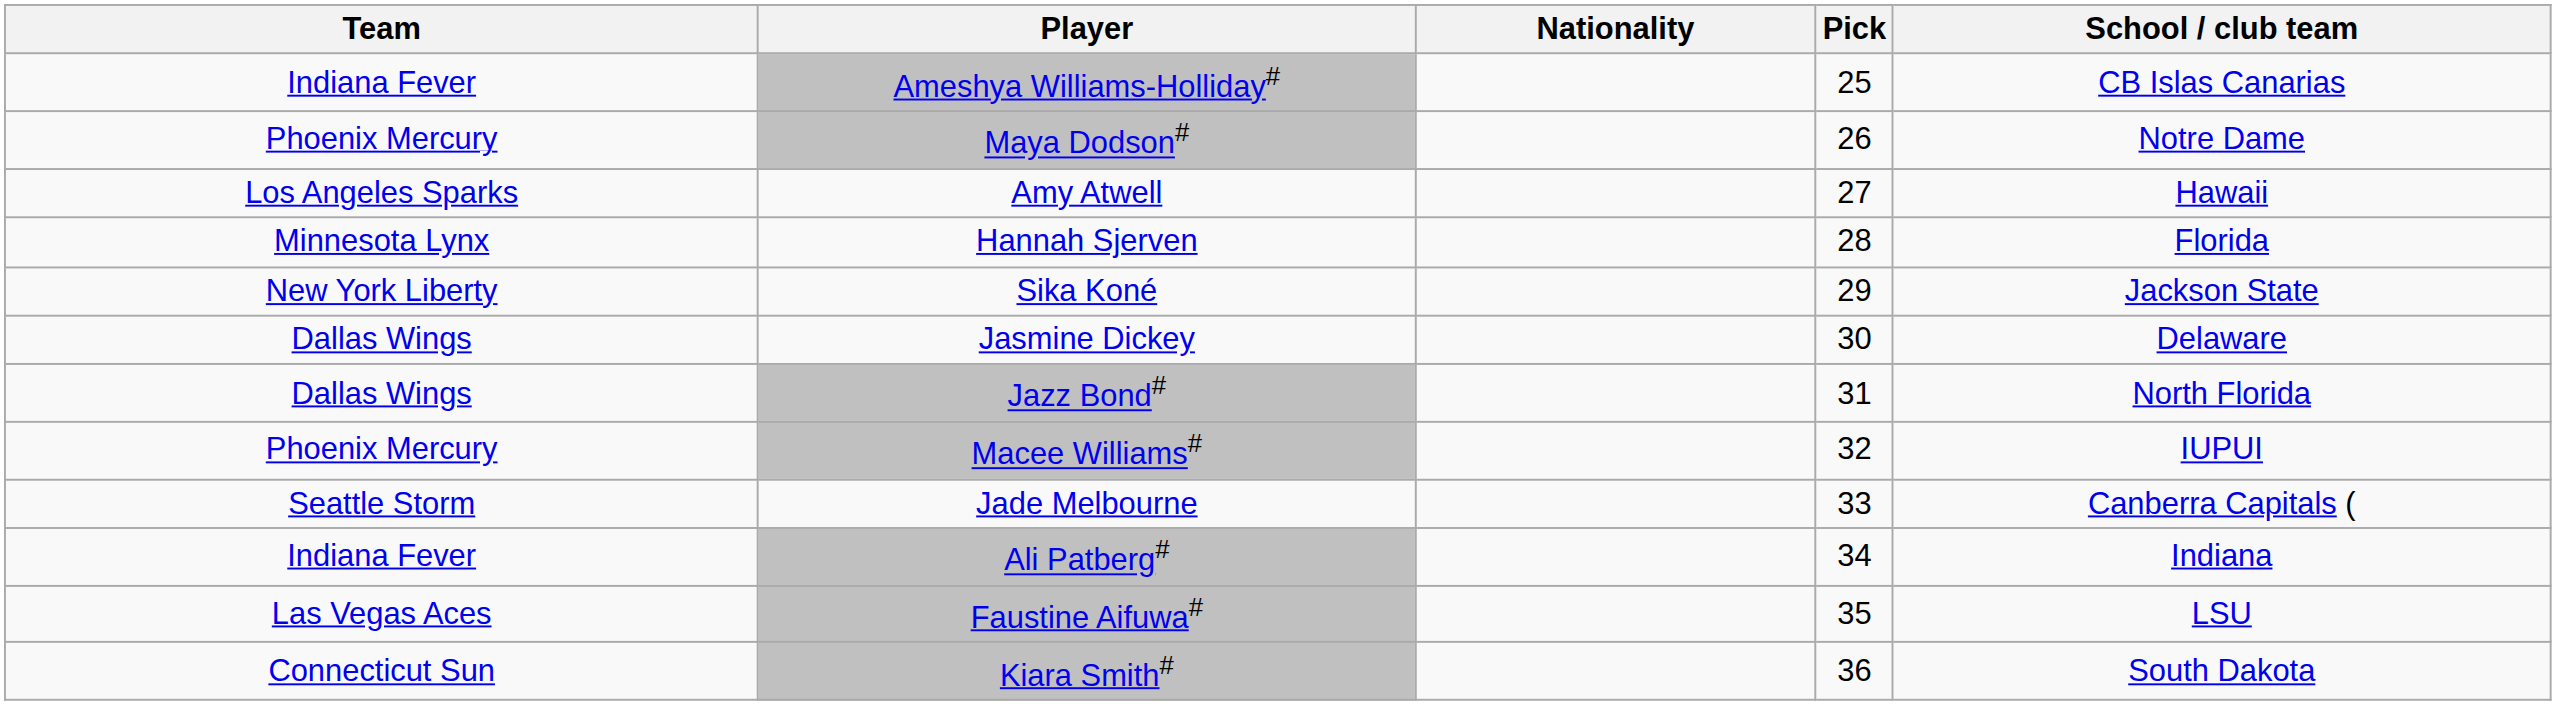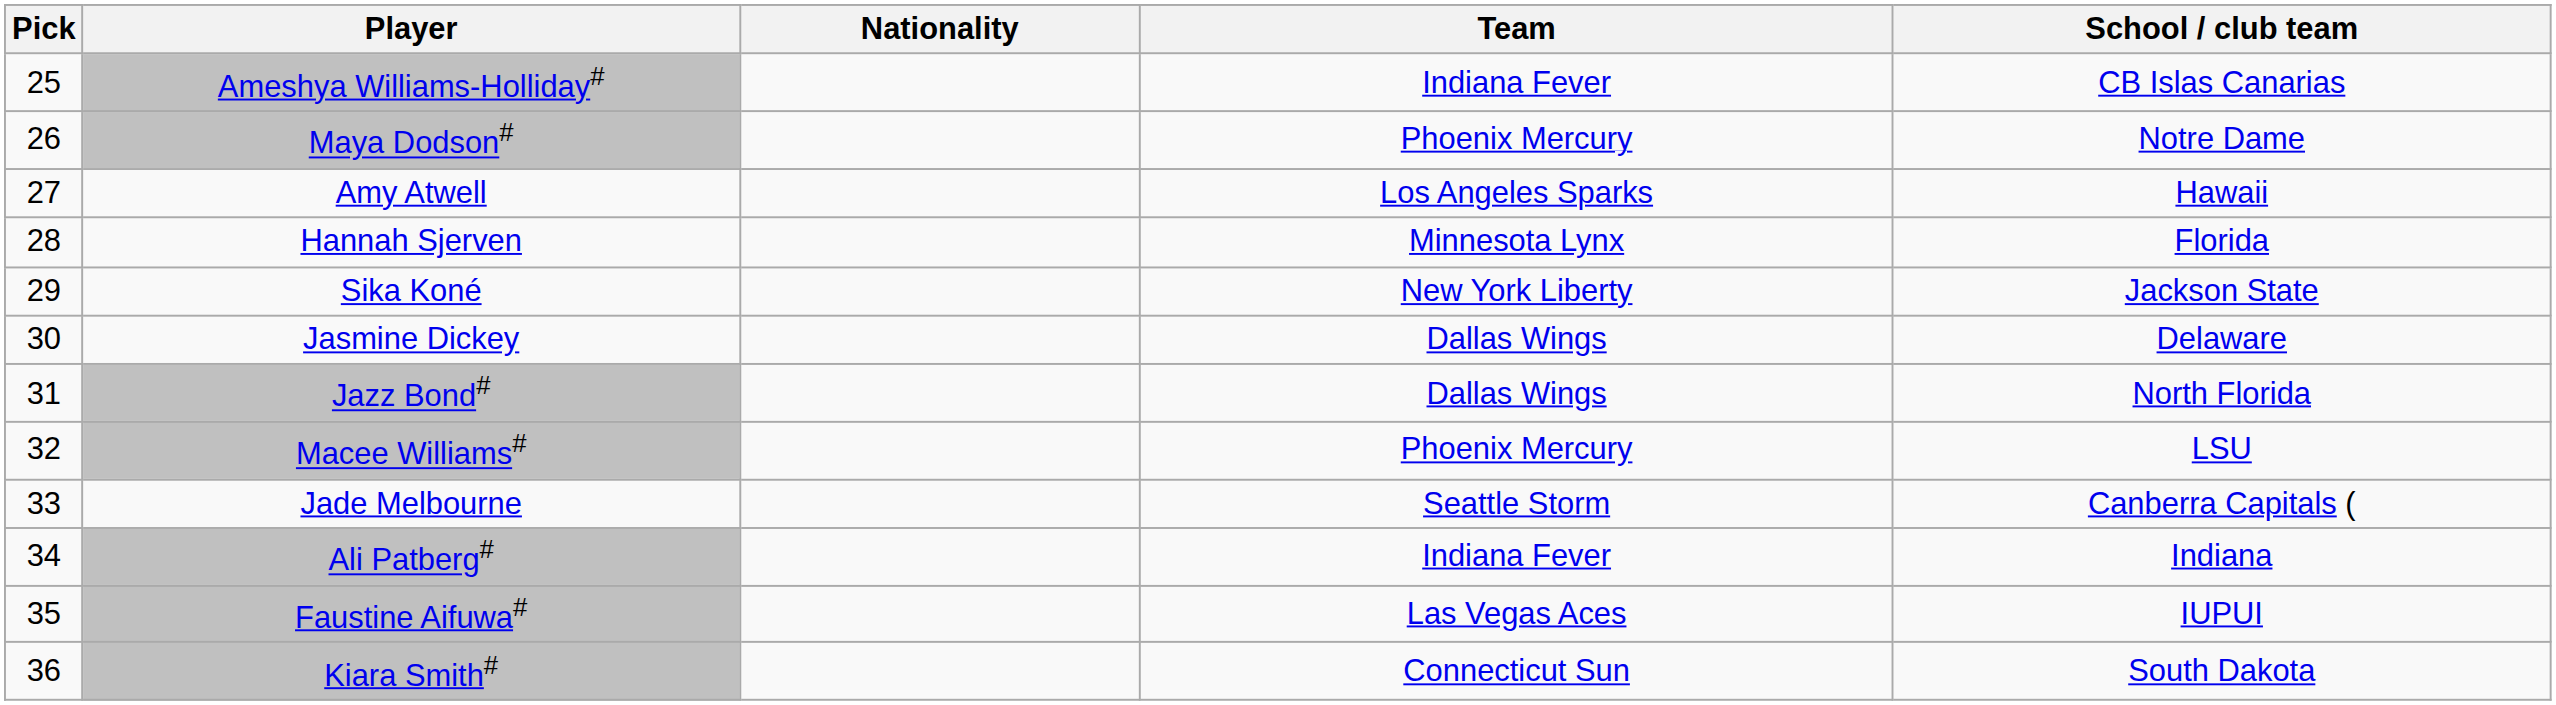columns swapped: (1854, 28) <-> (382, 28)
(2222, 449) IUPUI -> (2222, 449) LSU
(2222, 613) LSU -> (2222, 613) IUPUI
